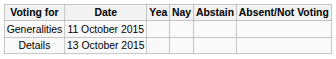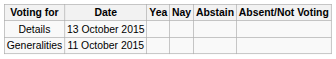rows swapped: (34, 29) <-> (34, 45)
